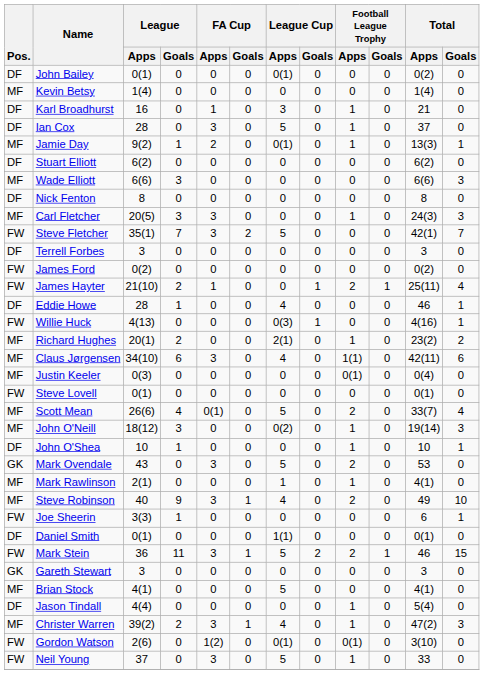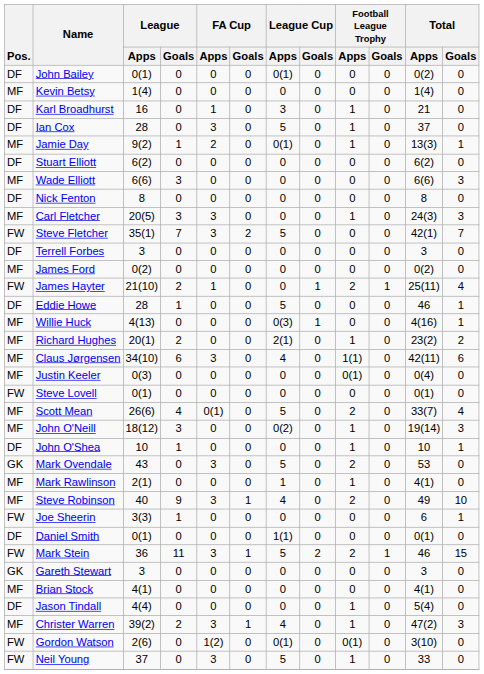(16, 269) FW -> (15, 269) MF
(283, 305) 4 -> (283, 305) 5
(16, 322) FW -> (15, 322) MF
(283, 589) 5 -> (283, 589) 0
